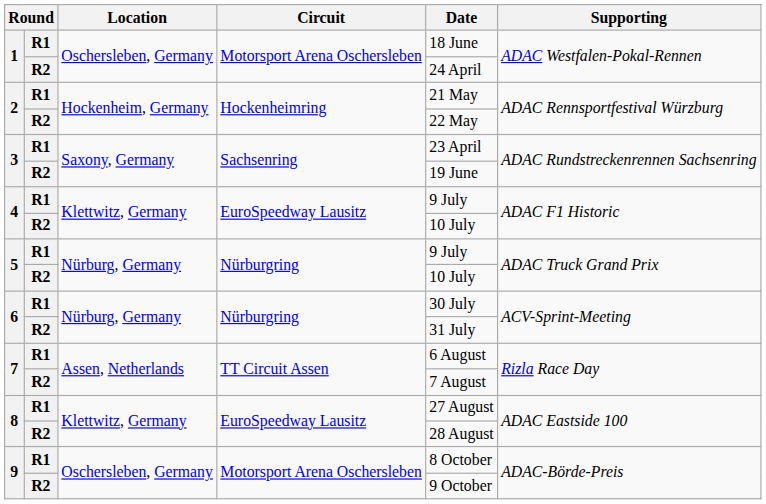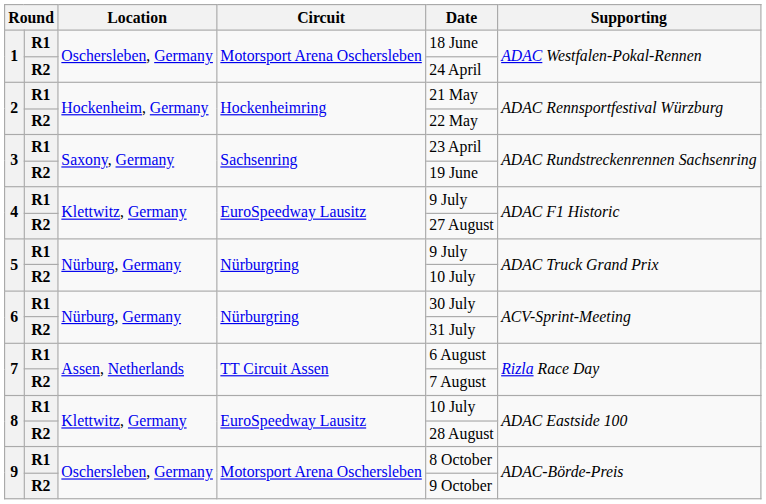(452, 225) 10 July -> (461, 225) 27 August
(461, 407) 27 August -> (452, 407) 10 July
